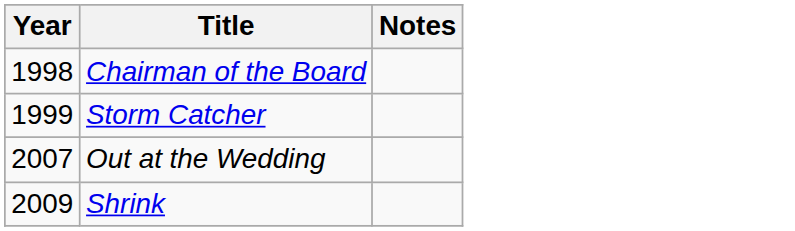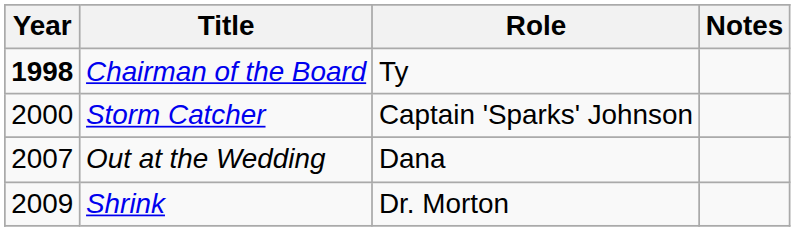+ column: (536, 26)
(42, 70) normal -> (42, 70) bold
(42, 114) 1999 -> (42, 114) 2000
